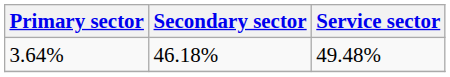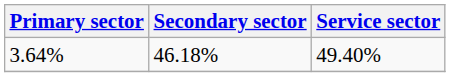(349, 54) 49.48% -> (349, 54) 49.40%
